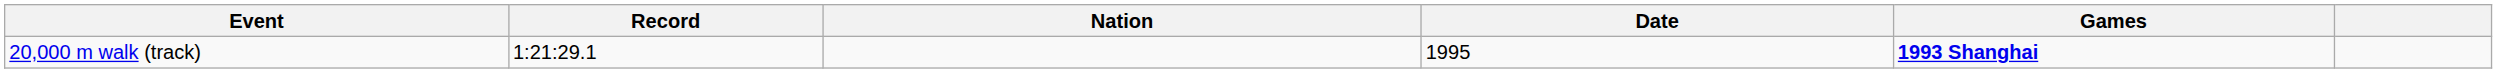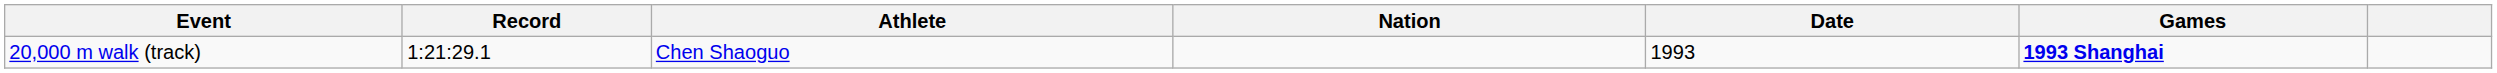+ column: (912, 21)
(1448, 52) 1995 -> (1673, 52) 1993
